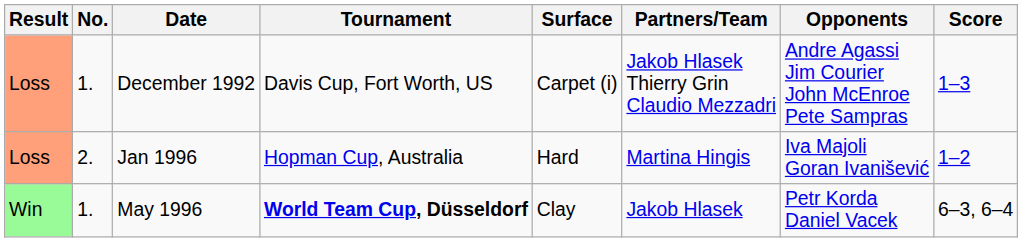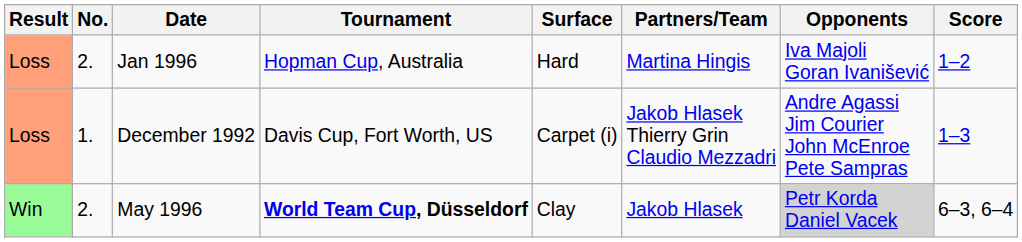rows swapped: (186, 83) <-> (157, 157)
(85, 209) 1. -> (85, 209) 2.
(841, 209) no background -> (841, 209) lightgrey background
